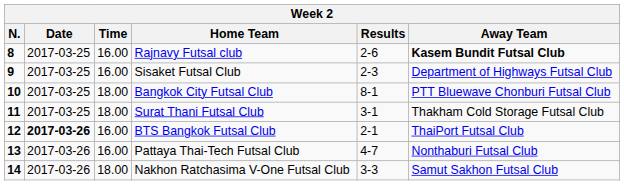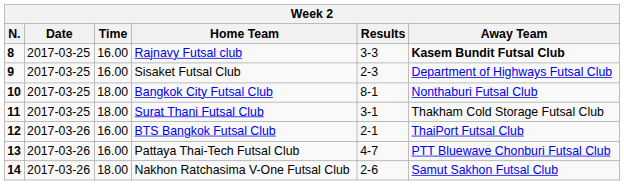(369, 53) 2-6 -> (369, 53) 3-3
(511, 92) PTT Bluewave Chonburi Futsal Club -> (475, 92) Nonthaburi Futsal Club
(59, 131) bold -> (59, 131) normal
(475, 151) Nonthaburi Futsal Club -> (511, 151) PTT Bluewave Chonburi Futsal Club
(369, 170) 3-3 -> (369, 170) 2-6
